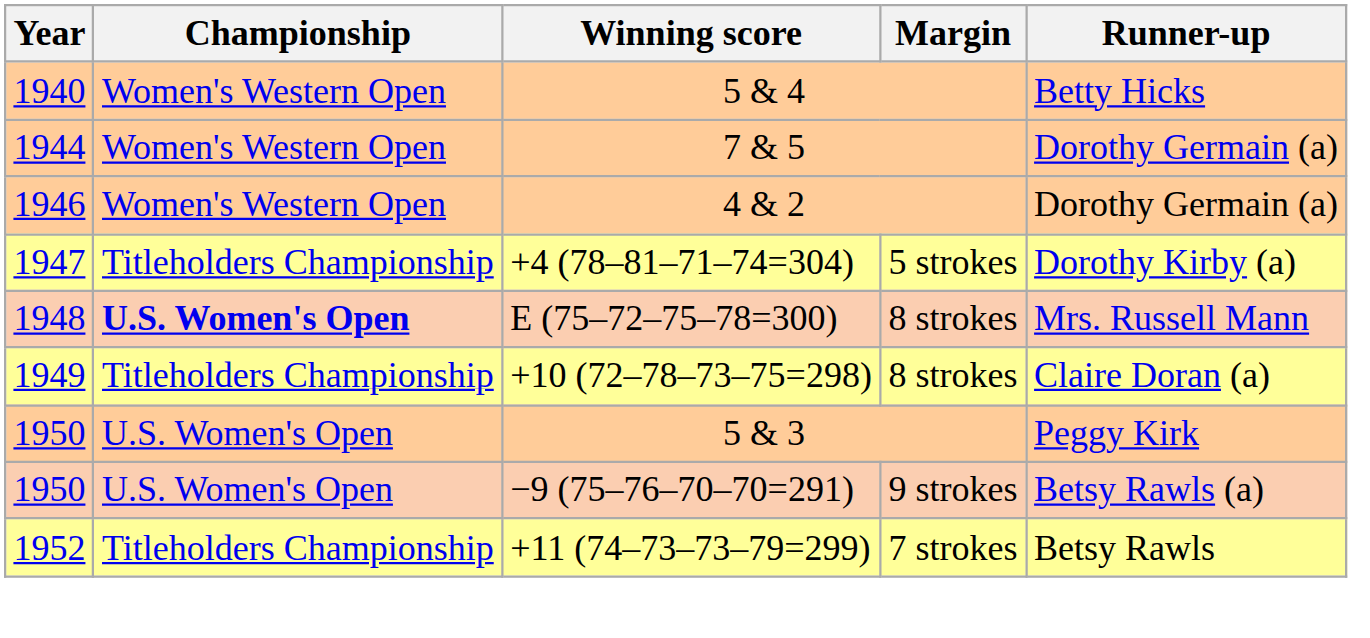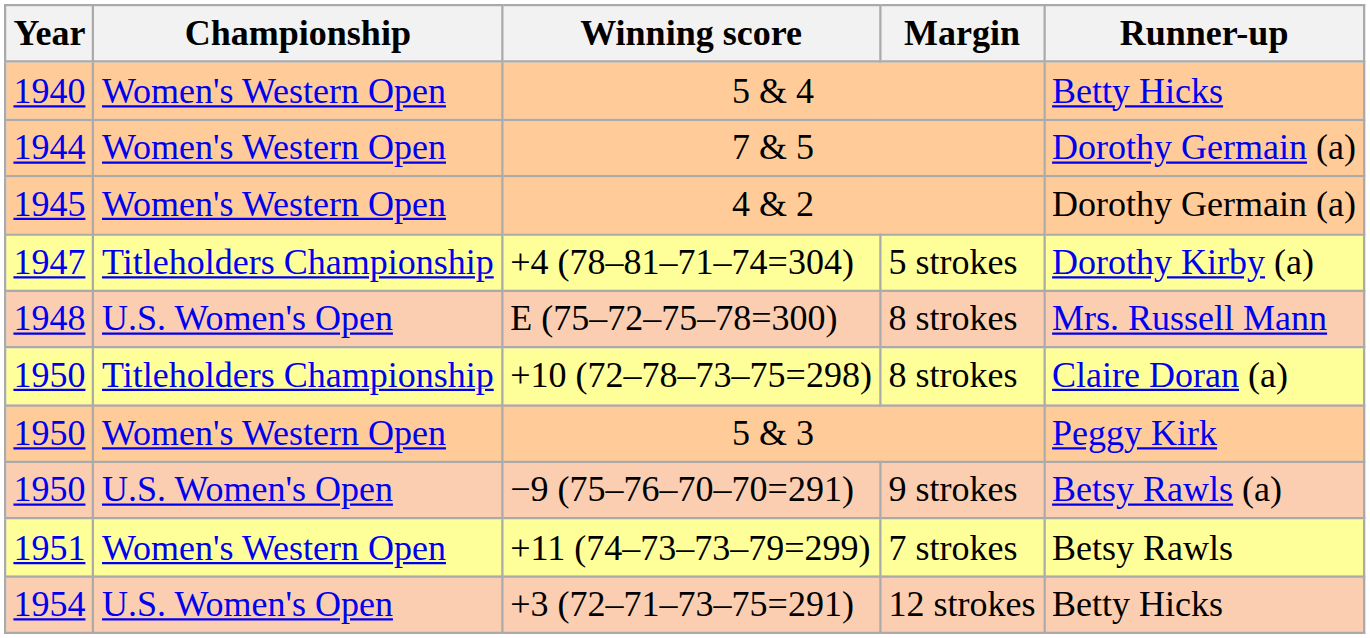(49, 204) 1946 -> (49, 204) 1945
(256, 318) bold -> (247, 318) normal
(49, 375) 1949 -> (49, 375) 1950
(247, 432) U.S. Women's Open -> (274, 432) Women's Western Open
(49, 546) 1952 -> (49, 546) 1951
(298, 546) Titleholders Championship -> (274, 546) Women's Western Open
+ row: (682, 603)
